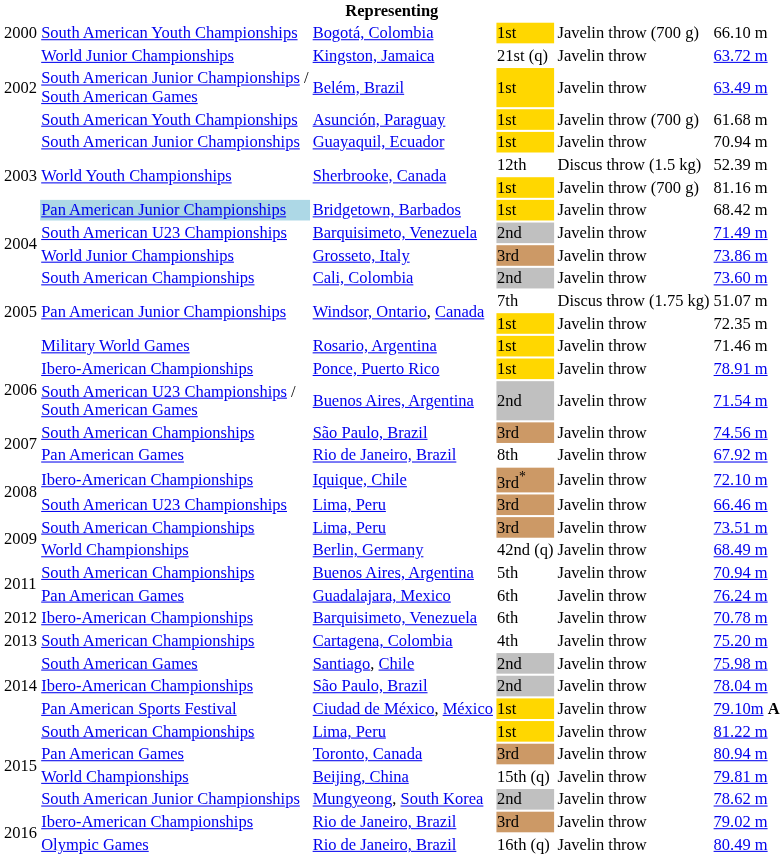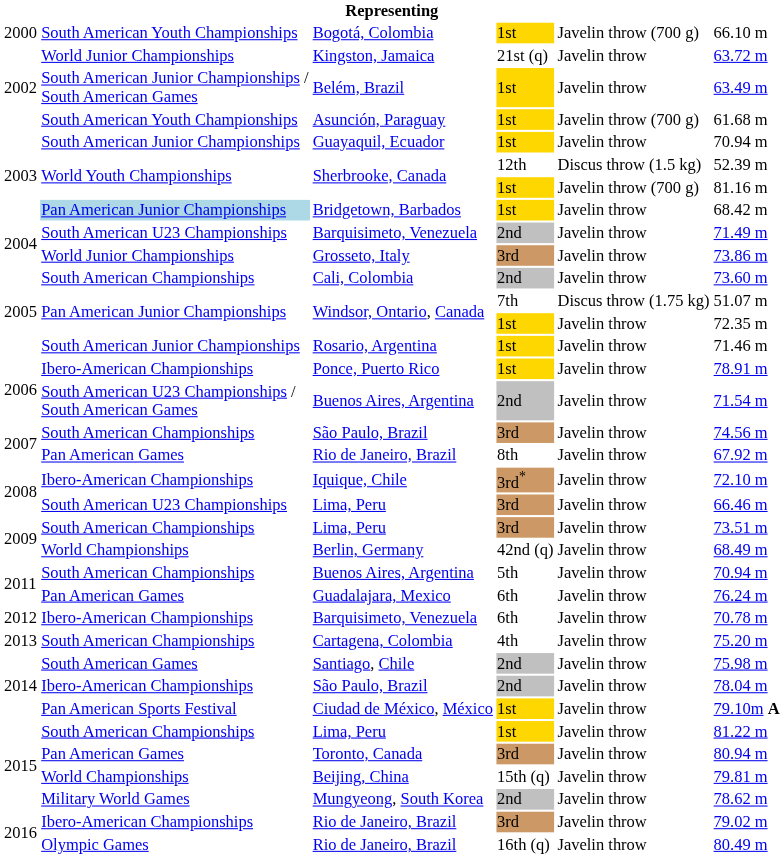(115, 346) Military World Games -> (170, 346) South American Junior Championships
(170, 799) South American Junior Championships -> (115, 799) Military World Games
